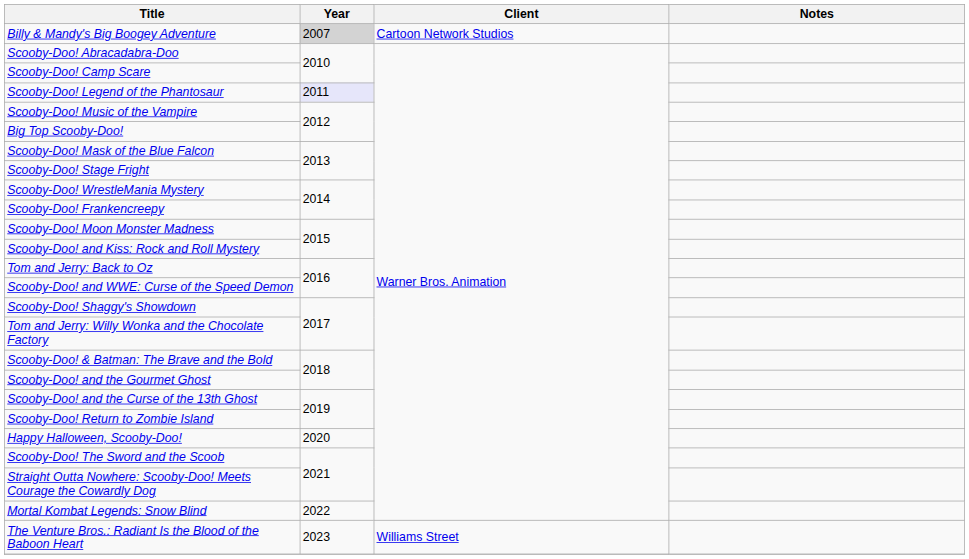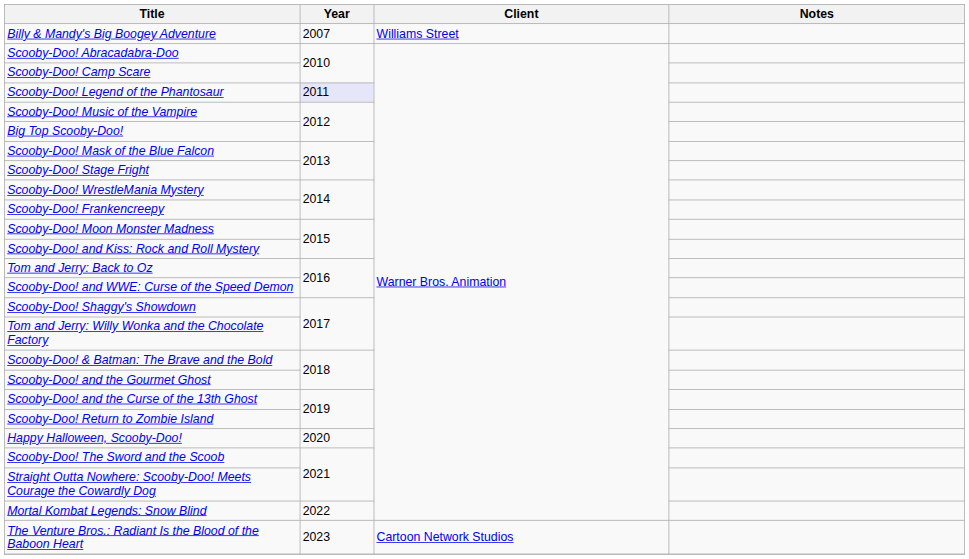(316, 33) lightgrey background -> (316, 33) no background
(445, 33) Cartoon Network Studios -> (418, 33) Williams Street
(418, 537) Williams Street -> (445, 537) Cartoon Network Studios
